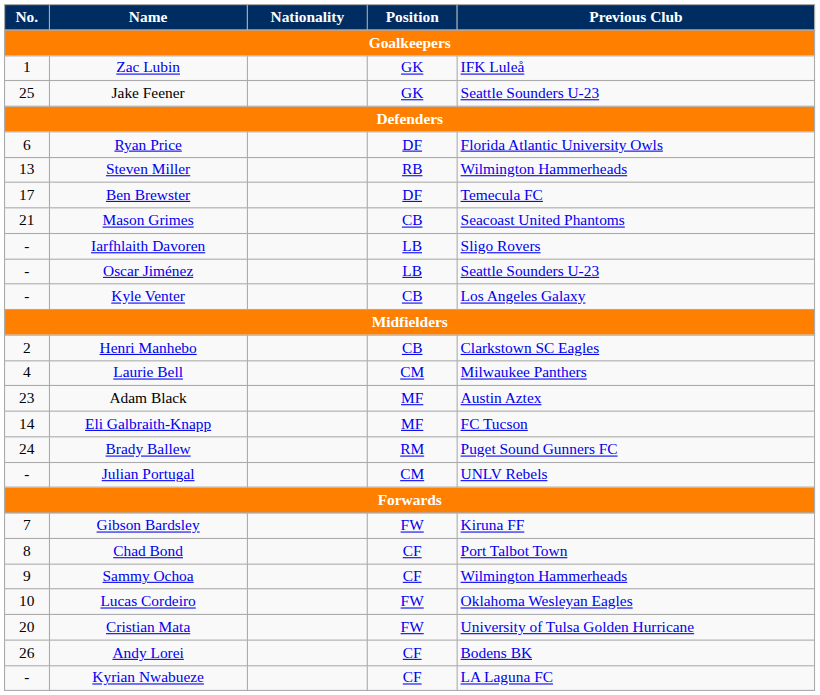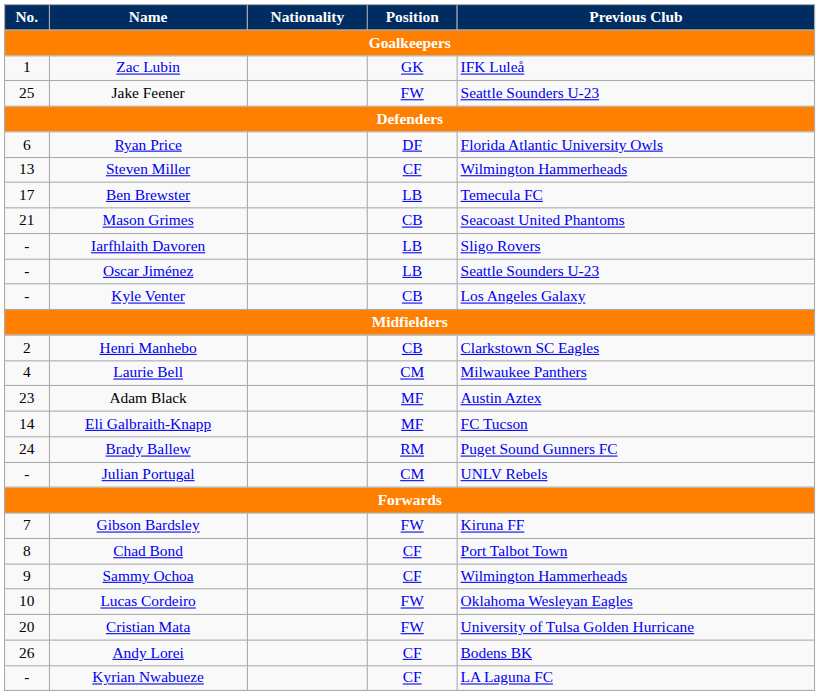(412, 93) GK -> (412, 93) FW
(412, 170) RB -> (412, 170) CF
(412, 195) DF -> (412, 195) LB
